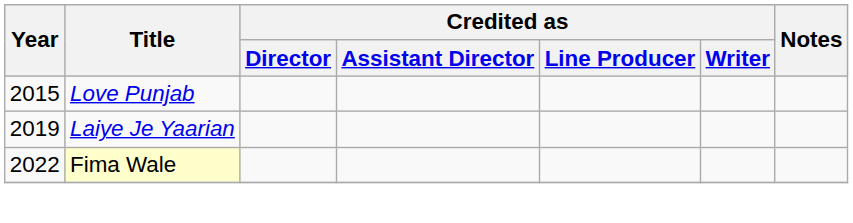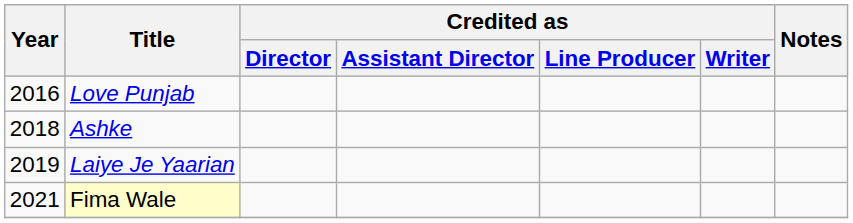(35, 93) 2015 -> (35, 93) 2016
+ row: (101, 128)
(35, 164) 2022 -> (35, 199) 2021
